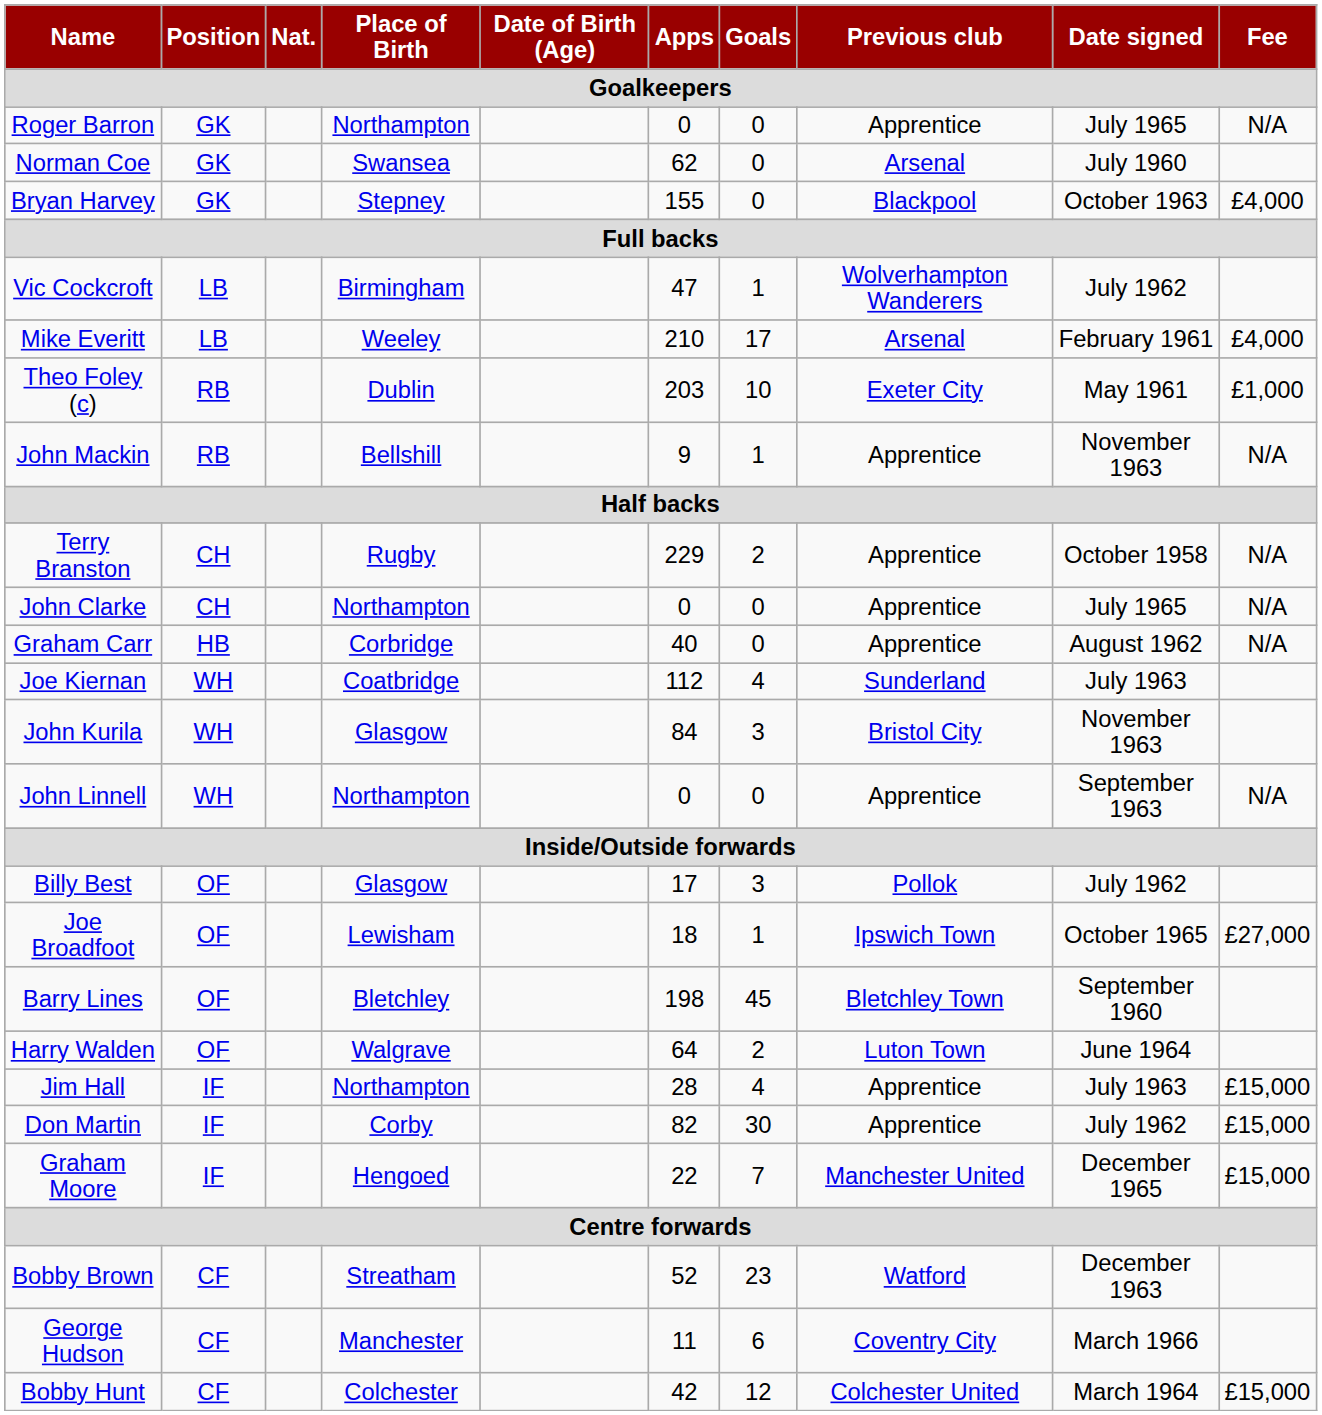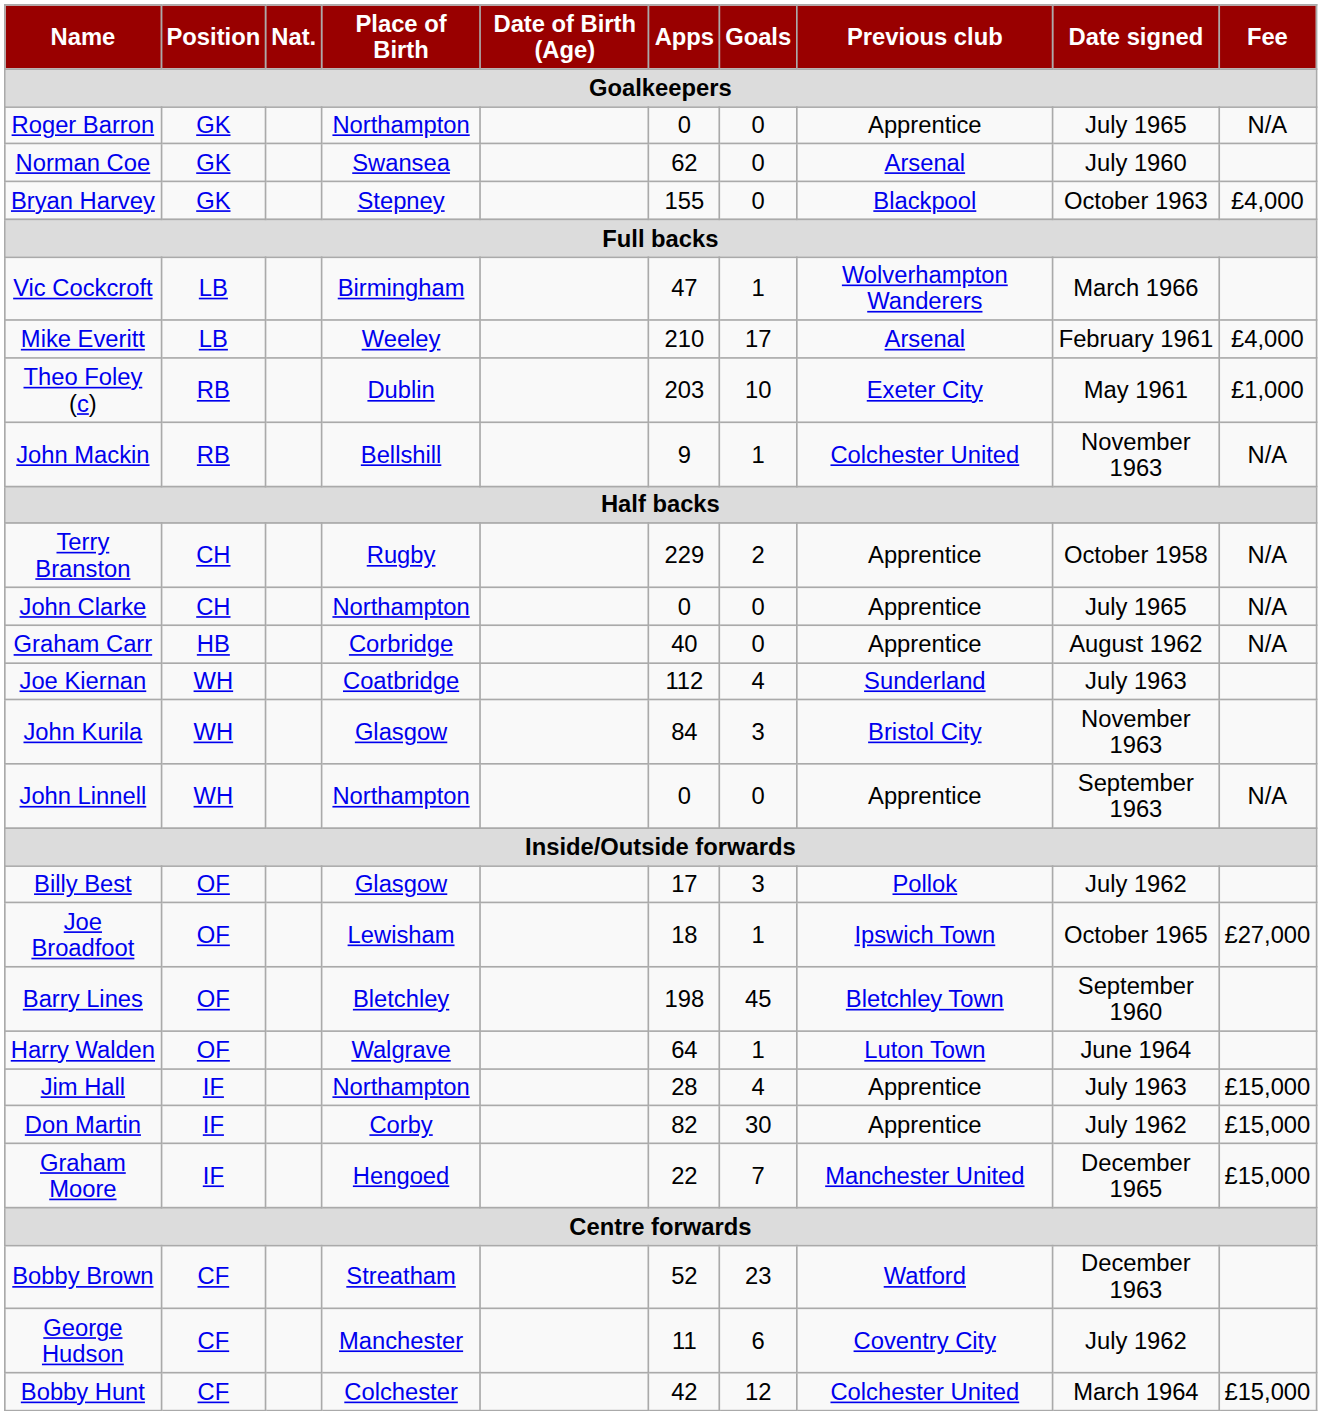(1136, 289) July 1962 -> (1136, 289) March 1966
(925, 454) Apprentice -> (925, 454) Colchester United
(758, 1050) 2 -> (758, 1050) 1
(1136, 1341) March 1966 -> (1136, 1341) July 1962
